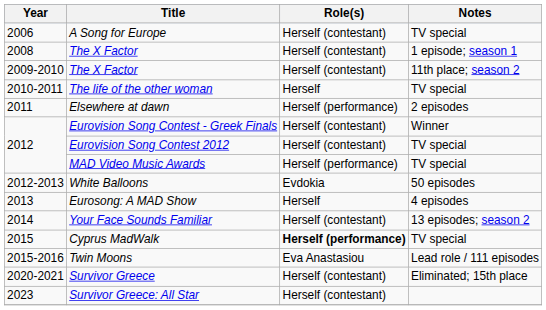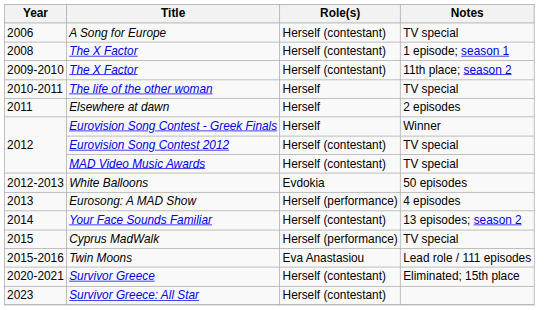(340, 107) Herself (performance) -> (301, 107) Herself
(334, 126) Herself (contestant) -> (301, 126) Herself
(340, 164) Herself (performance) -> (334, 164) Herself (contestant)
(301, 201) Herself -> (340, 201) Herself (performance)
(344, 239) bold -> (340, 239) normal
